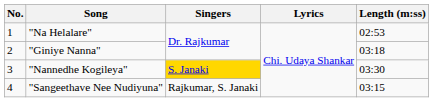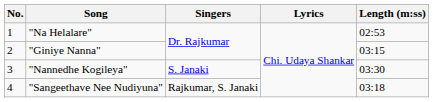(372, 51) 03:18 -> (372, 51) 03:15
(188, 69) gold background -> (188, 69) no background
(372, 88) 03:15 -> (372, 88) 03:18
